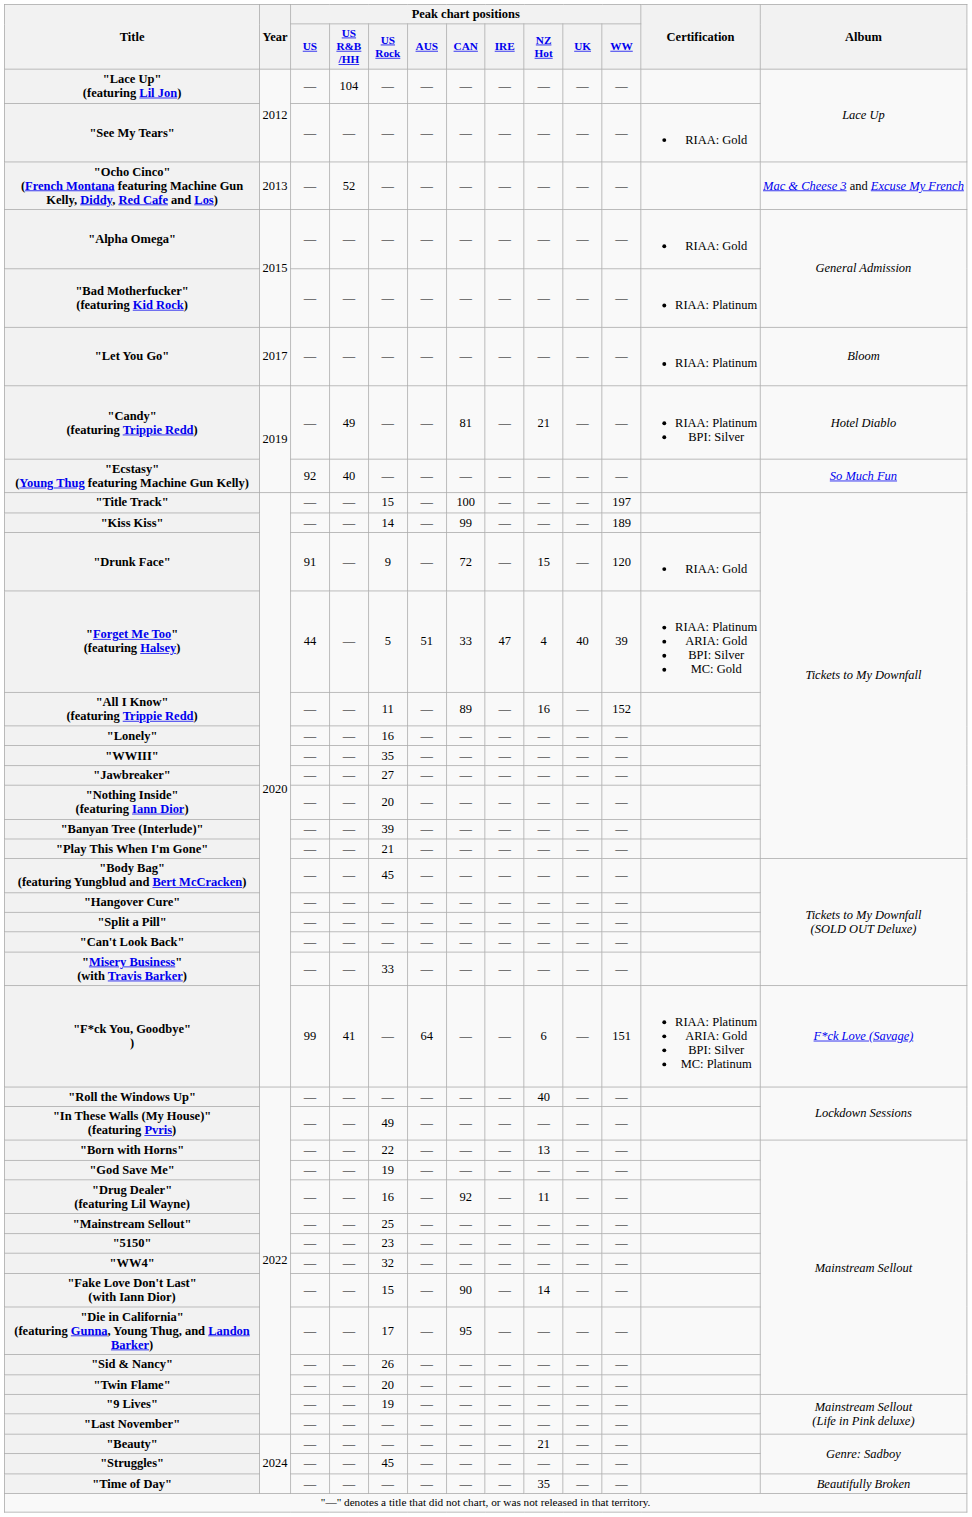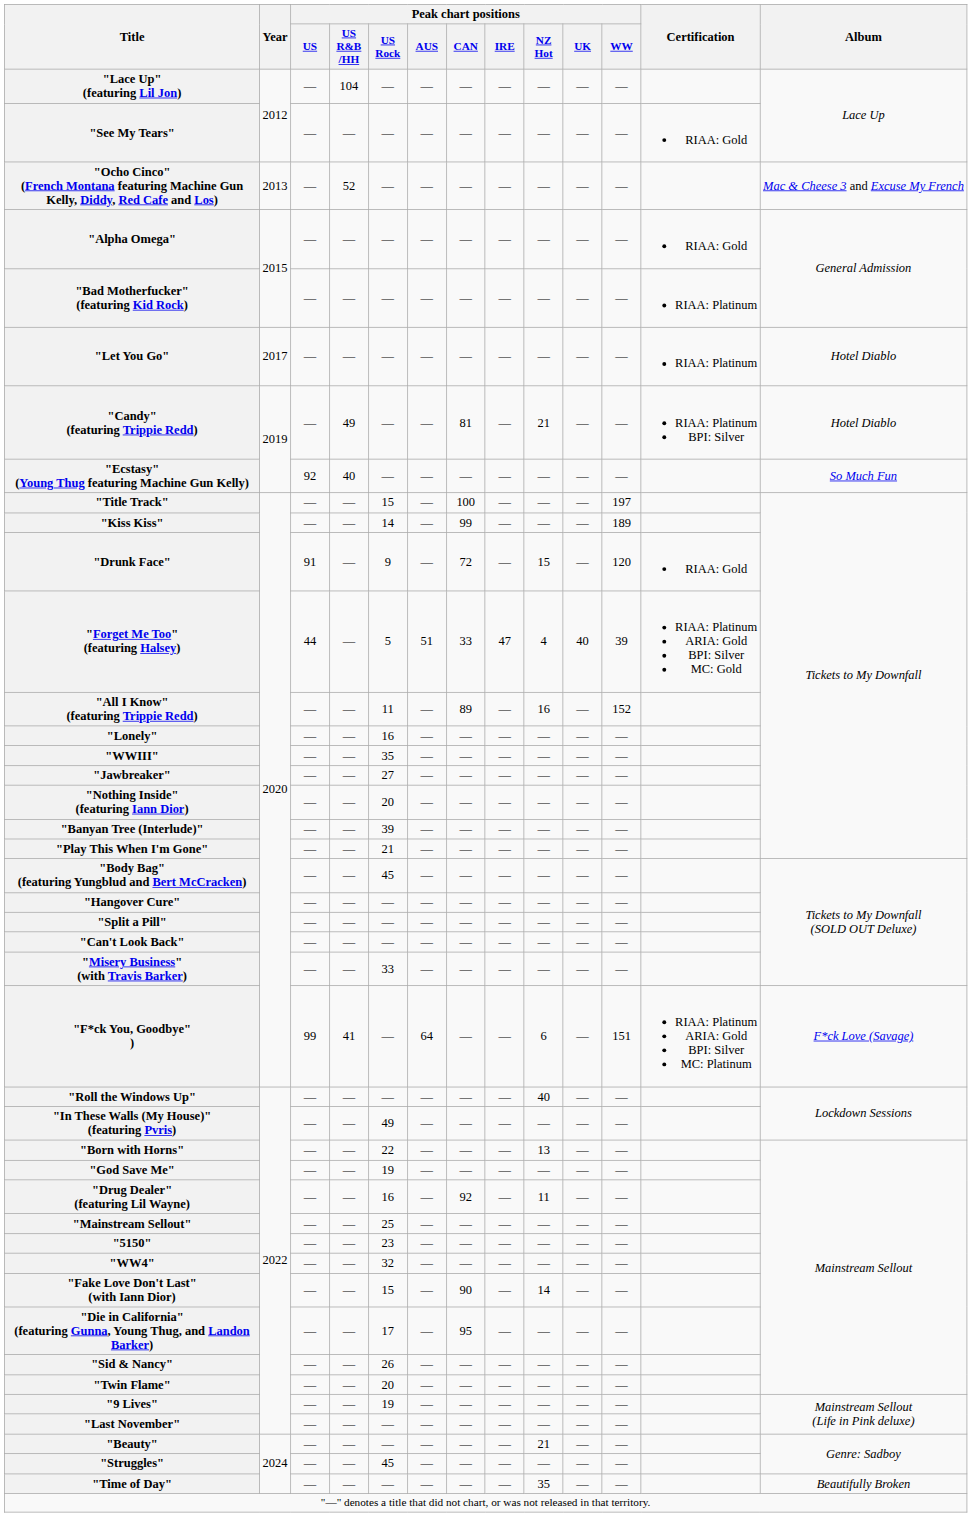(863, 356) Bloom -> (863, 356) Hotel Diablo
